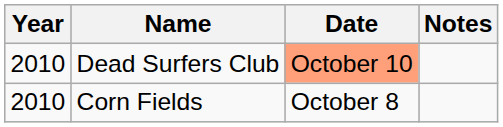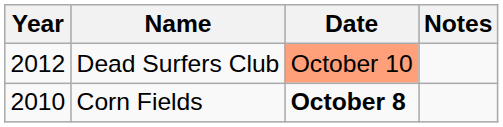(38, 63) 2010 -> (38, 63) 2012
(345, 102) normal -> (348, 102) bold
